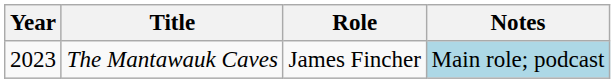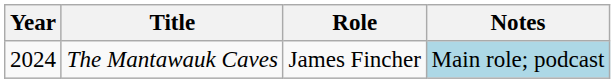(33, 59) 2023 -> (33, 59) 2024
